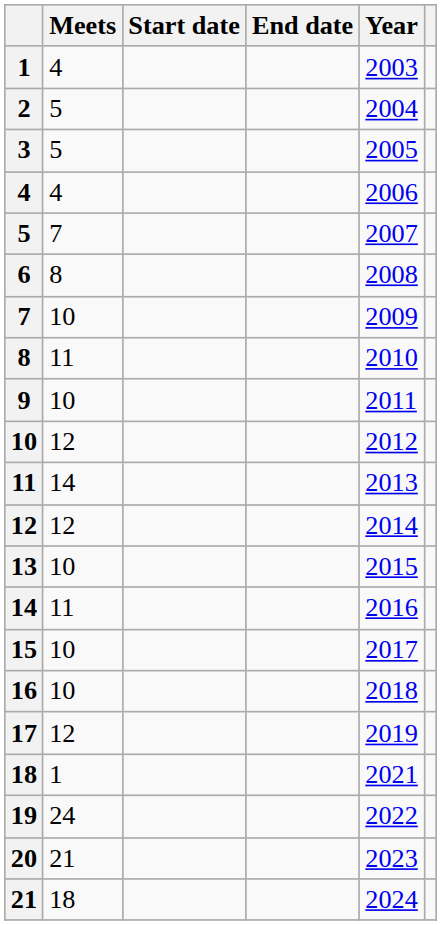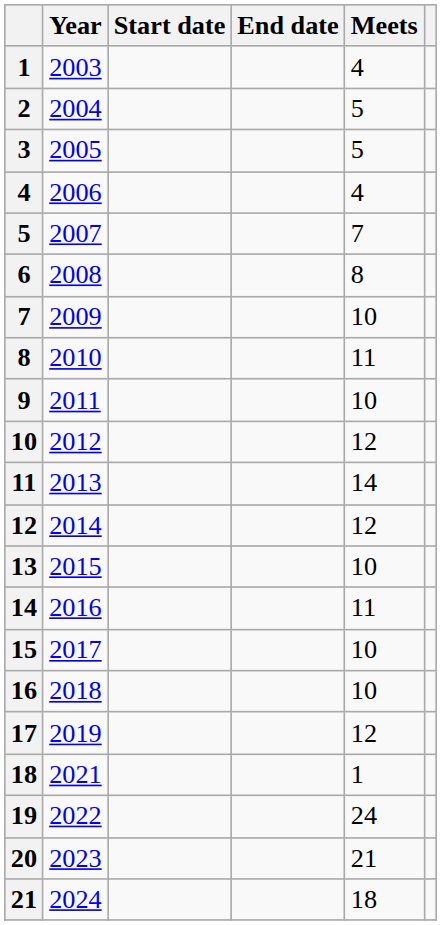columns swapped: (392, 25) <-> (83, 25)
